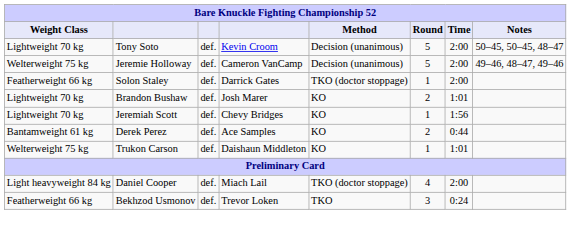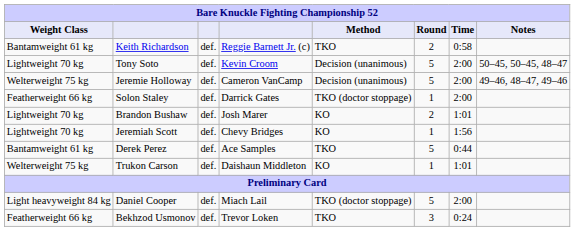+ row: (152, 47)
(319, 132) KO -> (325, 149) TKO
(428, 132) 2 -> (431, 149) 5
(428, 183) 4 -> (431, 200) 5
